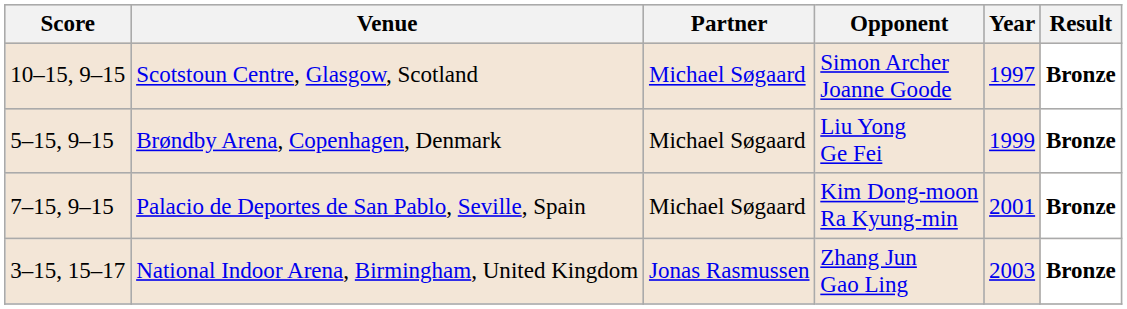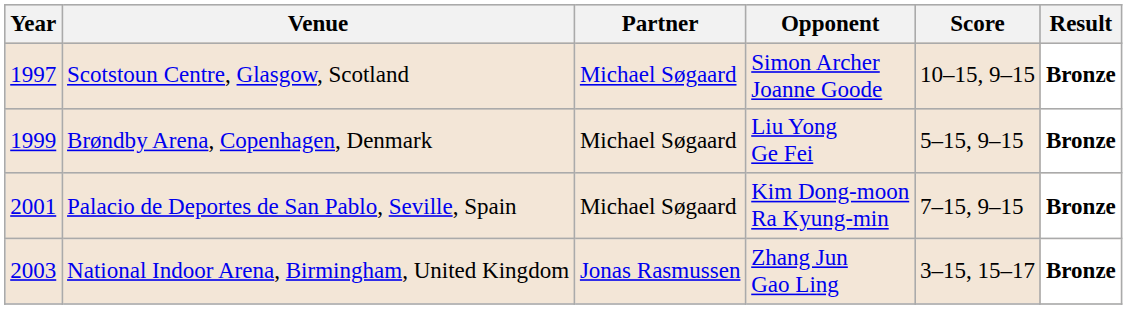columns swapped: (1012, 23) <-> (68, 23)
